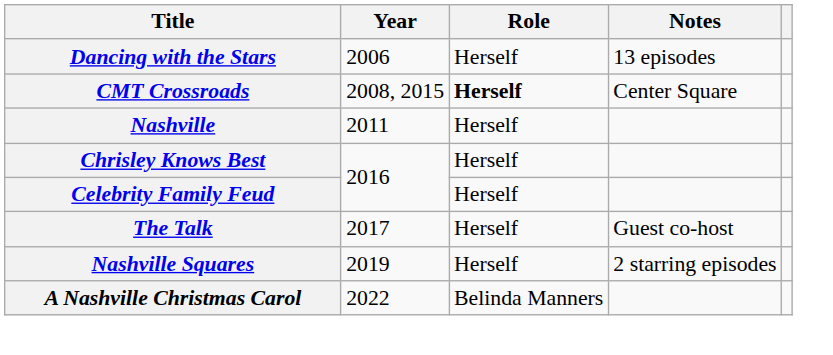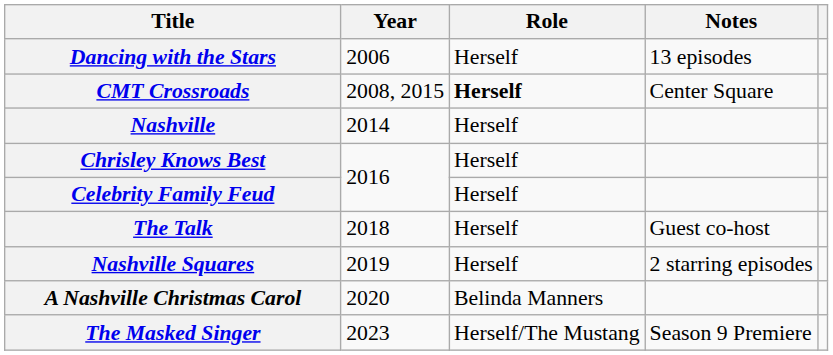(367, 125) 2011 -> (368, 125) 2014
(368, 228) 2017 -> (368, 228) 2018
(368, 297) 2022 -> (368, 297) 2020
+ row: (173, 332)
